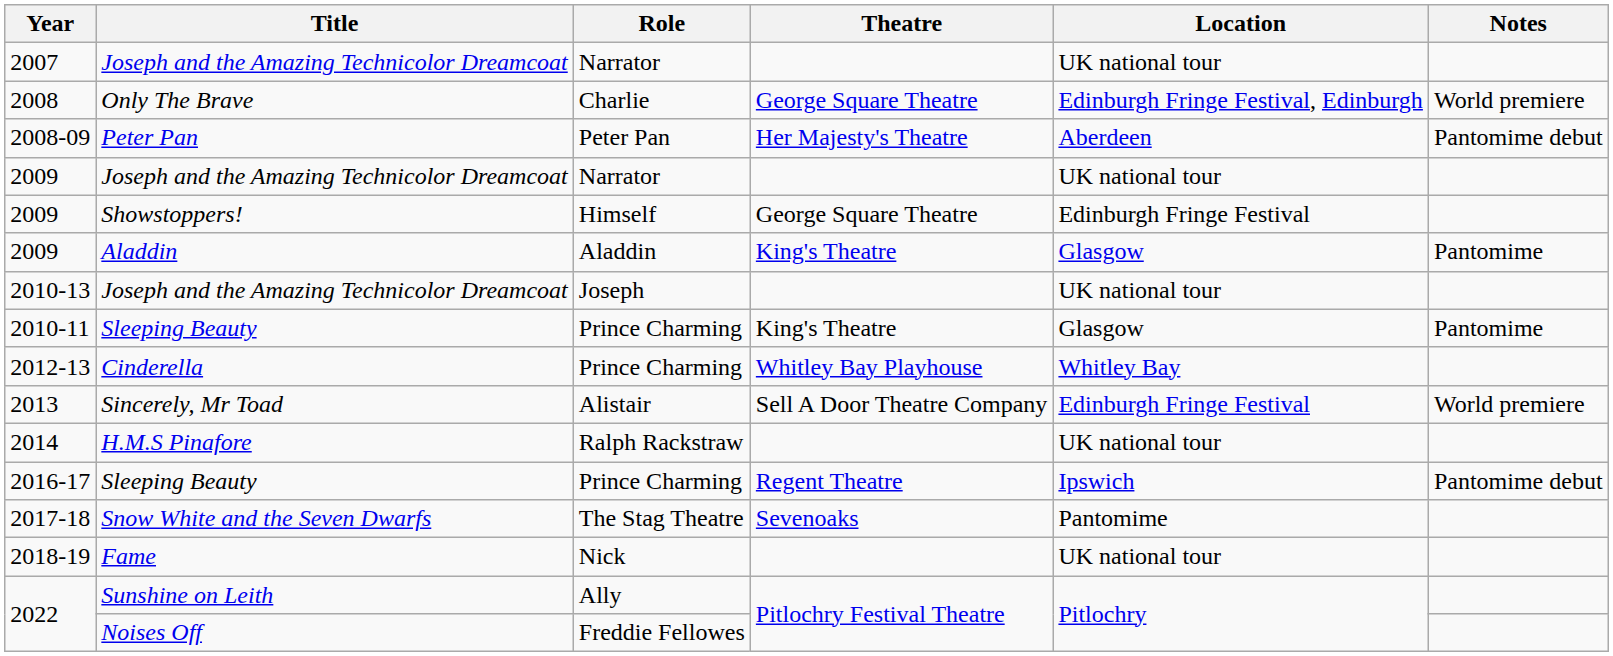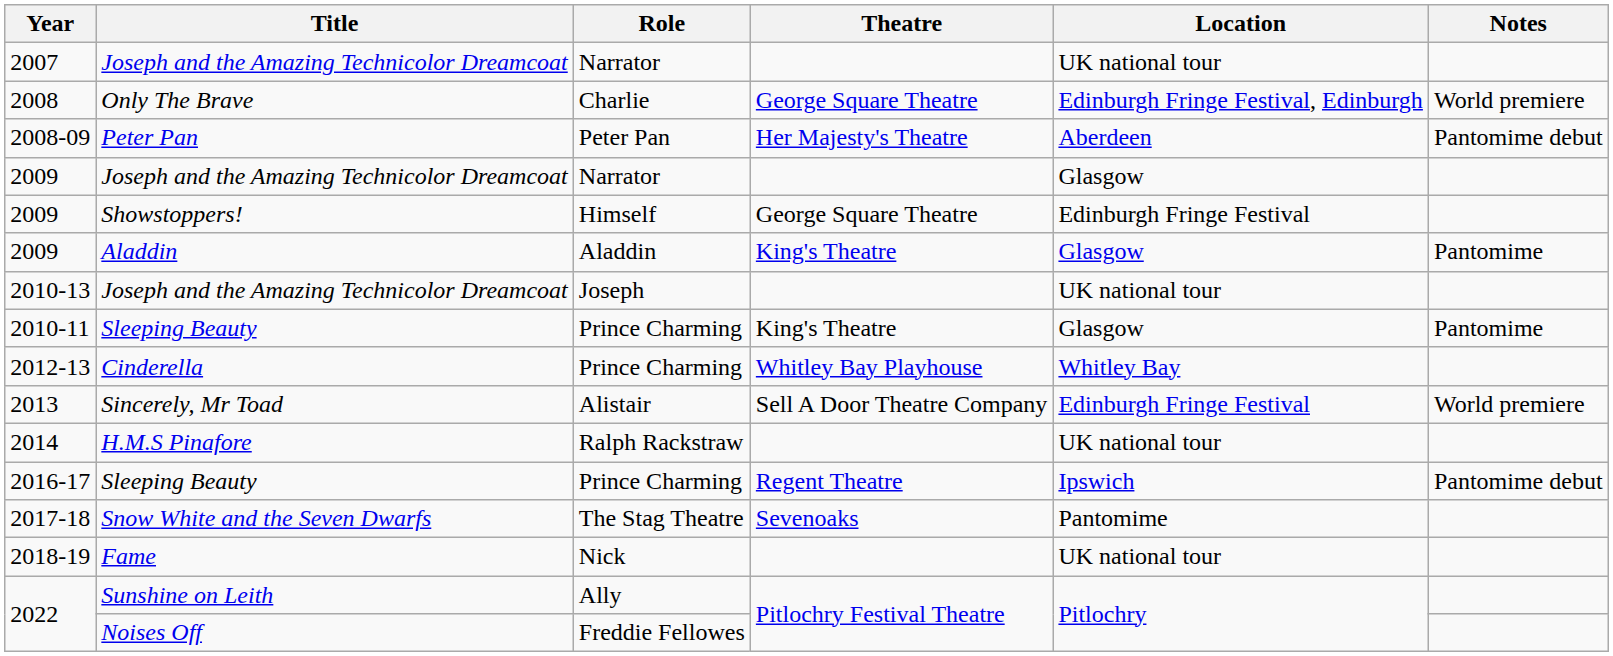(1140, 175) UK national tour -> (1101, 175) Glasgow
